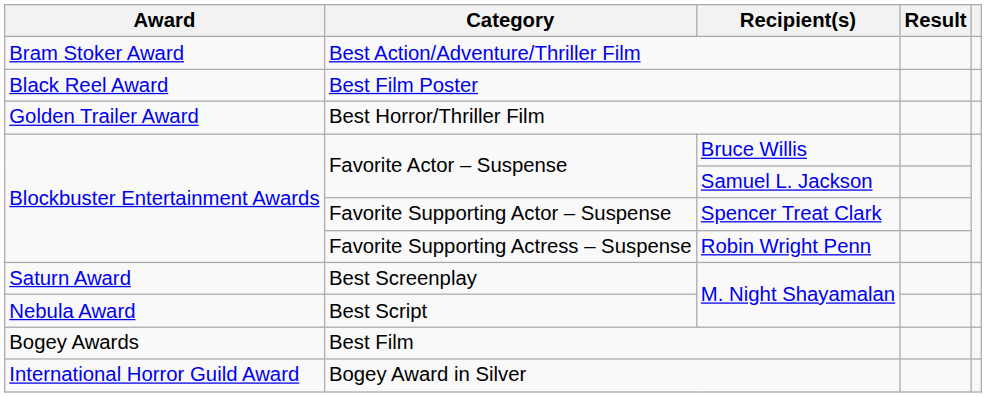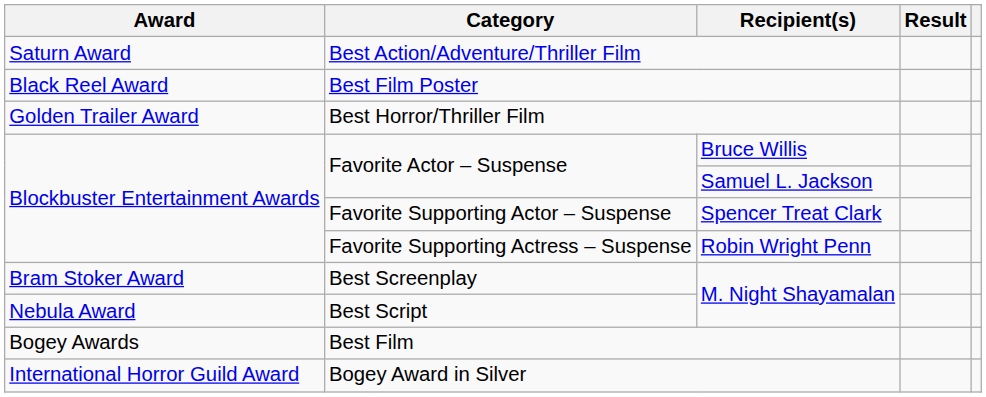(97, 52) Bram Stoker Award -> (70, 52) Saturn Award
(70, 278) Saturn Award -> (97, 278) Bram Stoker Award
